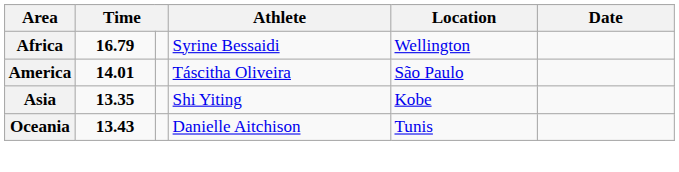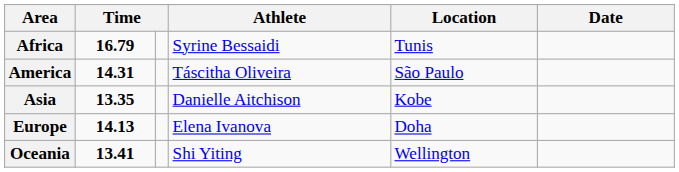(432, 45) Wellington -> (414, 45) Tunis
(115, 72) 14.01 -> (115, 72) 14.31
(207, 99) Shi Yiting -> (237, 99) Danielle Aitchison
+ row: (40, 126)
(115, 126) 13.43 -> (115, 153) 13.41
(237, 126) Danielle Aitchison -> (207, 153) Shi Yiting
(414, 126) Tunis -> (432, 153) Wellington
